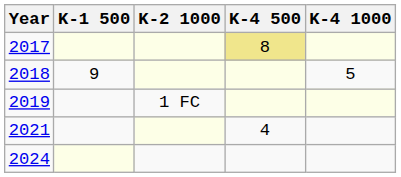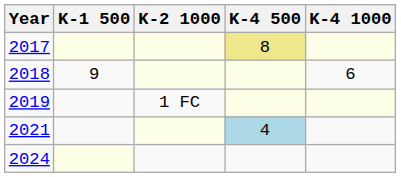(350, 75) 5 -> (350, 75) 6
(265, 131) no background -> (265, 131) lightblue background
